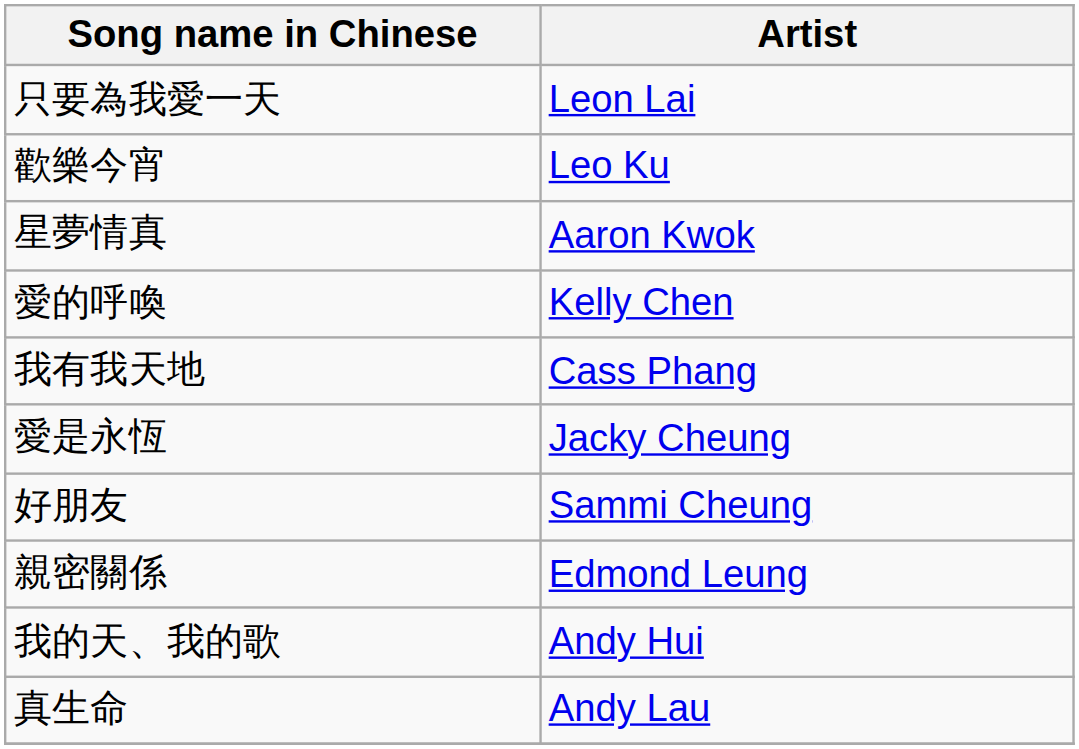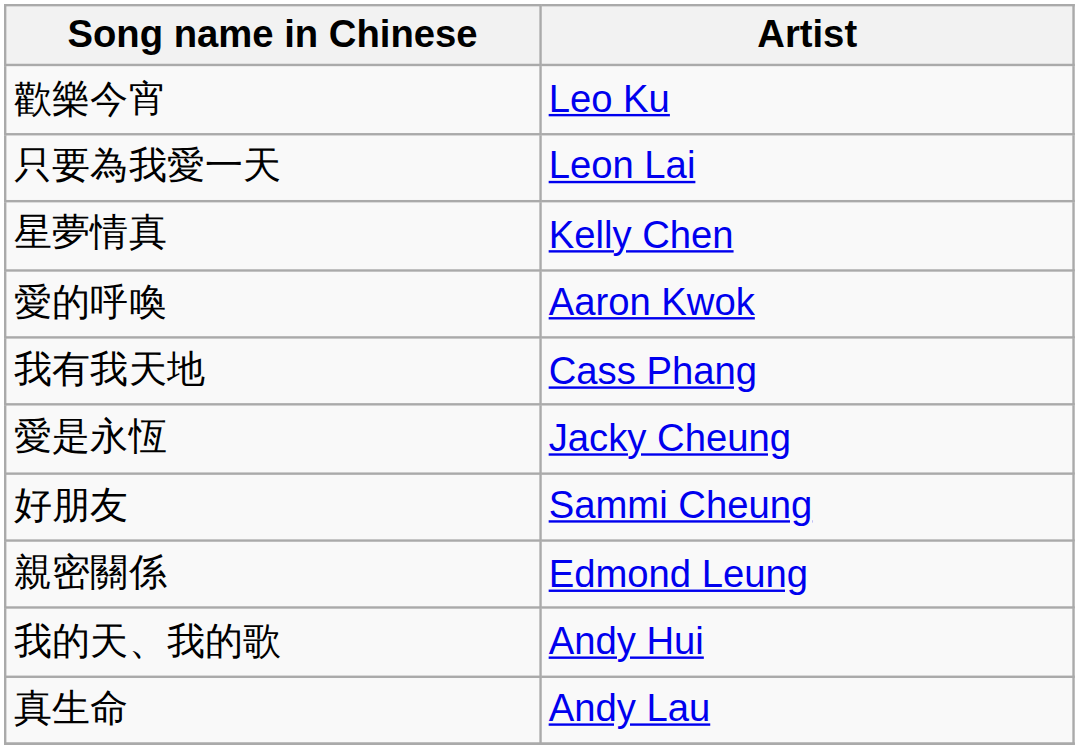rows swapped: (148, 97) <-> (90, 165)
(652, 234) Aaron Kwok -> (641, 234) Kelly Chen
(641, 302) Kelly Chen -> (652, 302) Aaron Kwok
